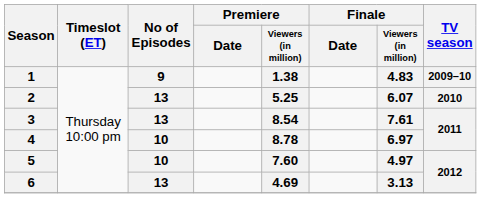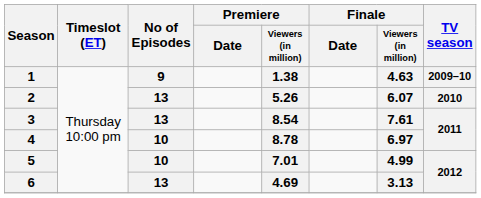(400, 77) 4.83 -> (400, 77) 4.63
(285, 98) 5.25 -> (285, 98) 5.26
(285, 161) 7.60 -> (285, 161) 7.01
(400, 161) 4.97 -> (400, 161) 4.99
